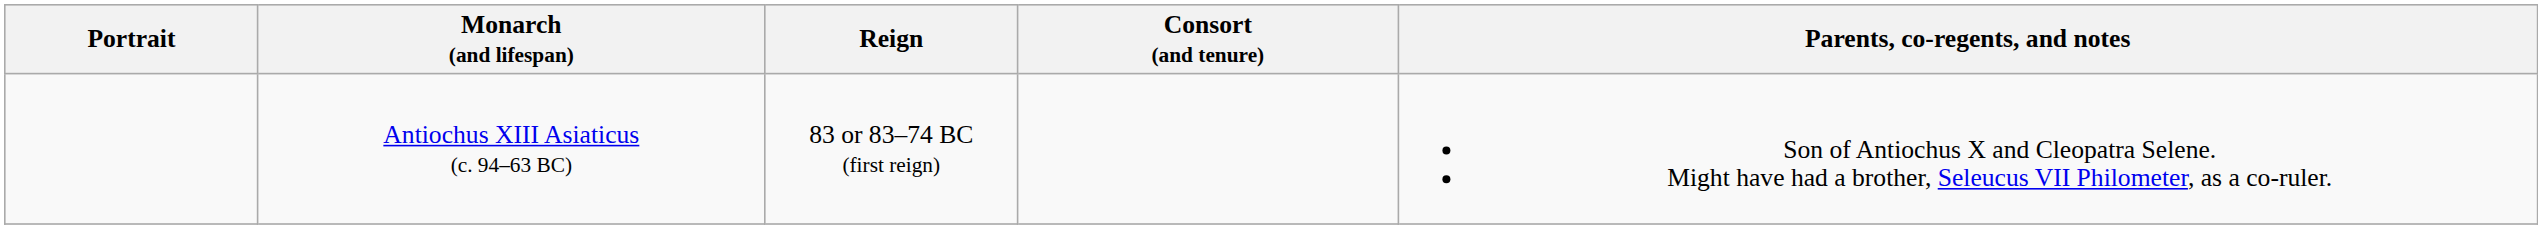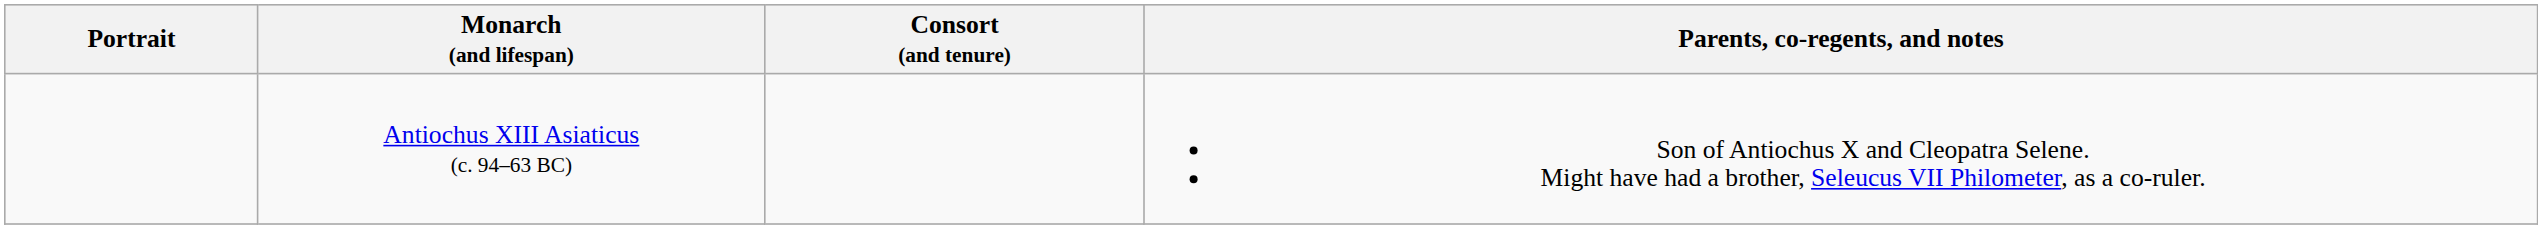- column: (891, 39)
